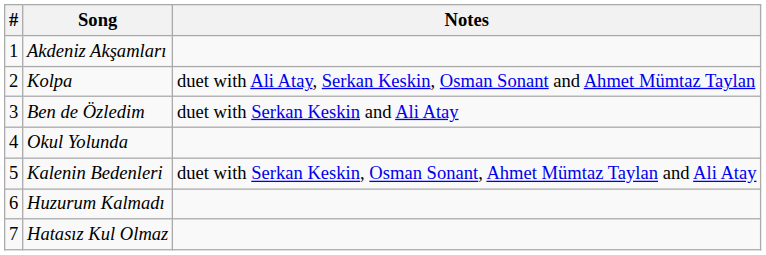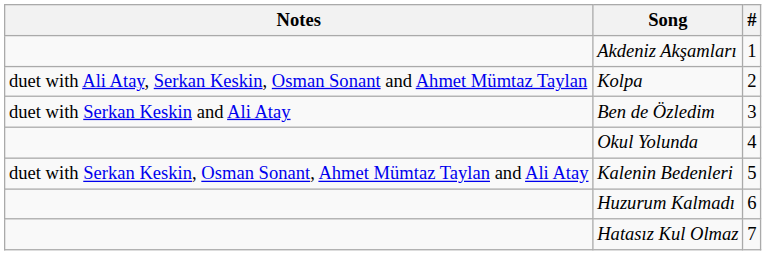columns swapped: (14, 20) <-> (467, 20)
